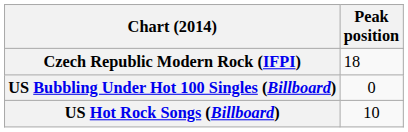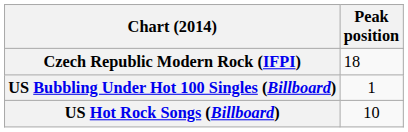(371, 87) 0 -> (371, 87) 1
